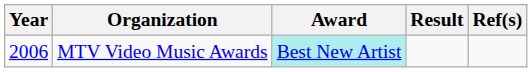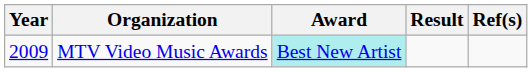(29, 50) 2006 -> (29, 50) 2009
